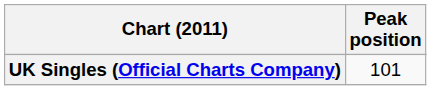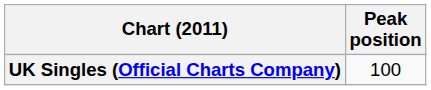(386, 69) 101 -> (386, 69) 100
